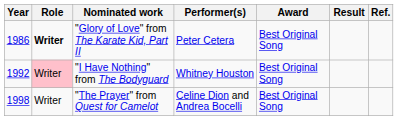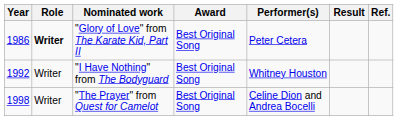columns swapped: (215, 12) <-> (293, 12)
(48, 73) pink background -> (48, 73) no background
